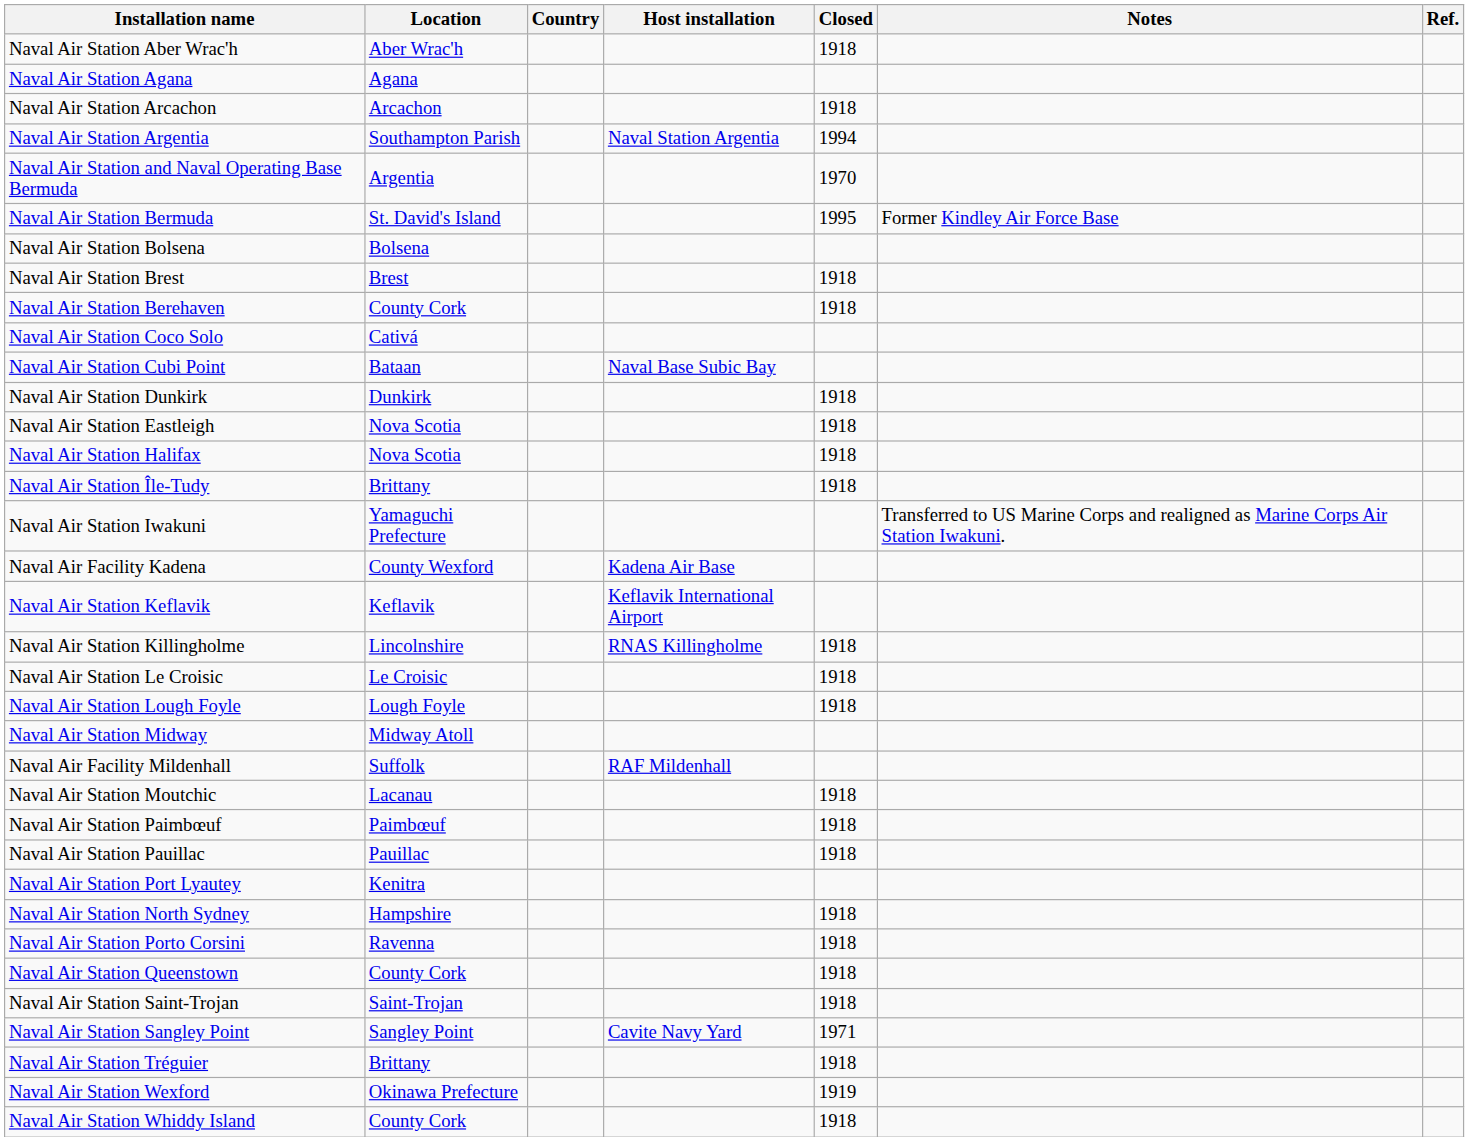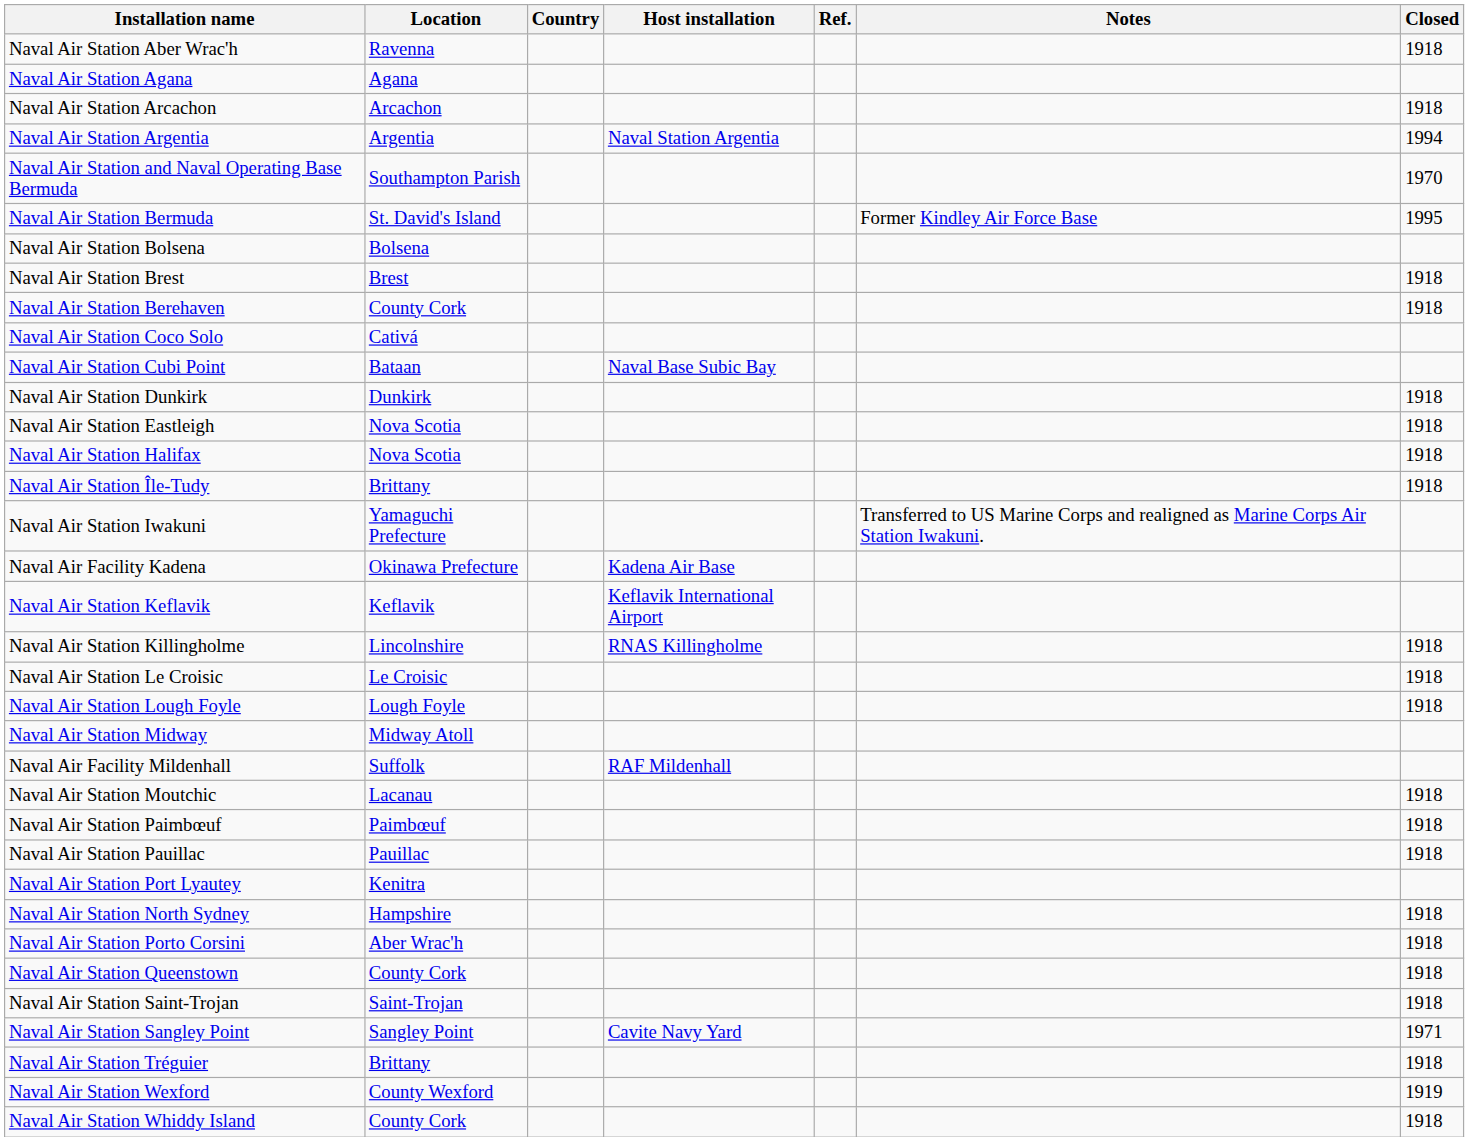columns swapped: (846, 19) <-> (1443, 19)
(416, 49) Aber Wrac'h -> (402, 49) Ravenna
(445, 138) Southampton Parish -> (401, 138) Argentia
(401, 178) Argentia -> (445, 178) Southampton Parish
(431, 566) County Wexford -> (443, 566) Okinawa Prefecture
(402, 943) Ravenna -> (416, 943) Aber Wrac'h
(443, 1091) Okinawa Prefecture -> (431, 1091) County Wexford
